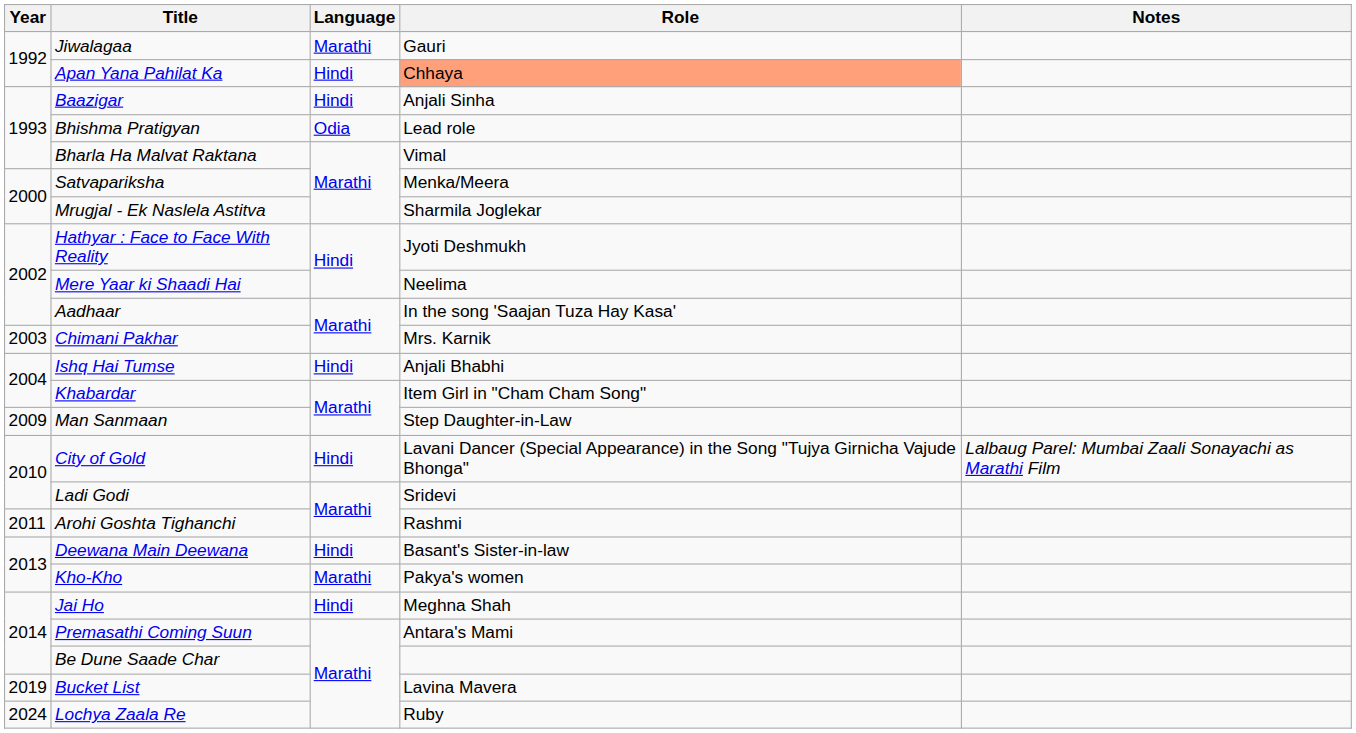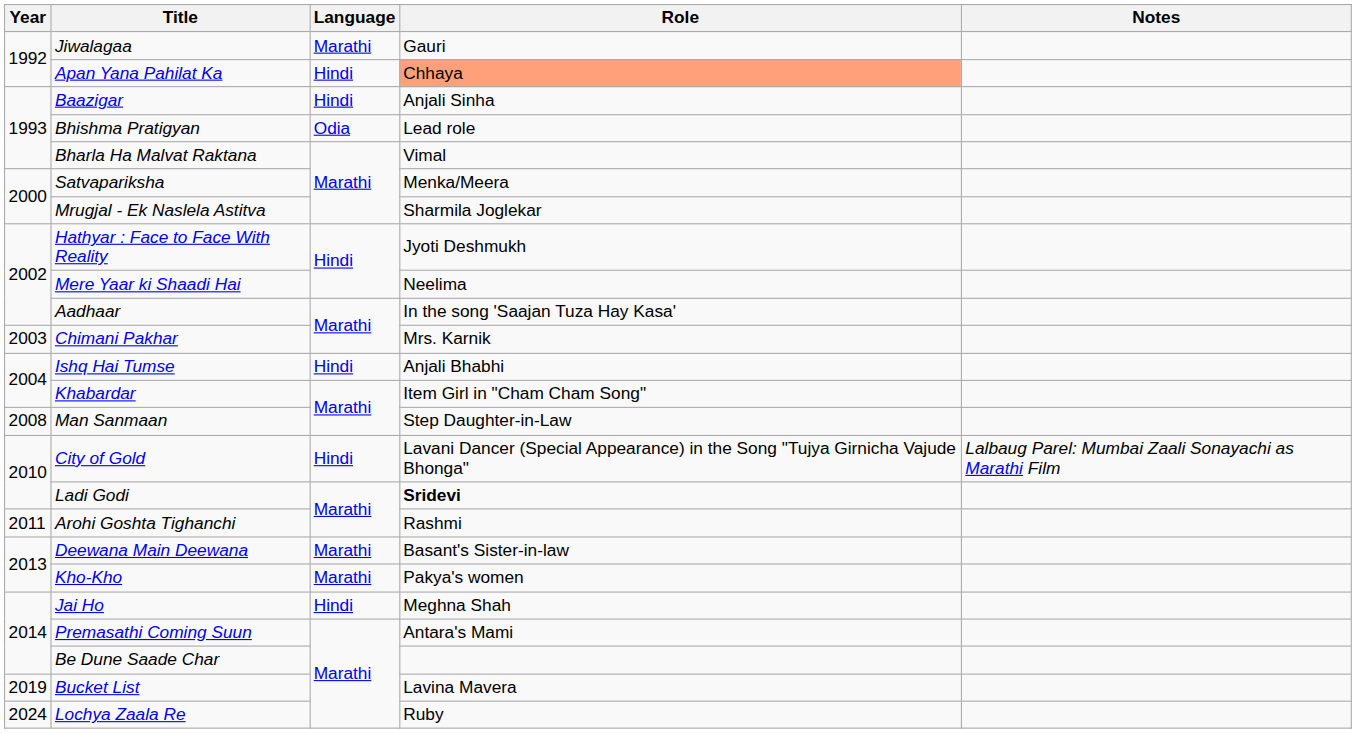(28, 421) 2009 -> (28, 421) 2008
(430, 495) normal -> (432, 495) bold
(333, 550) Hindi -> (343, 550) Marathi
